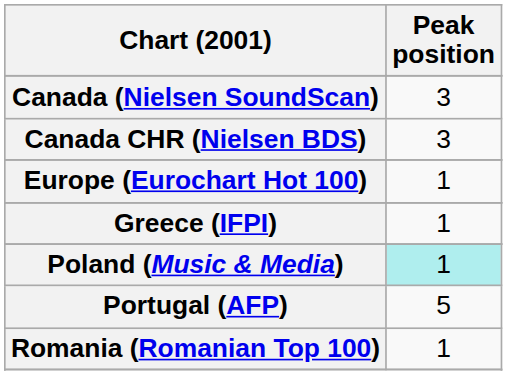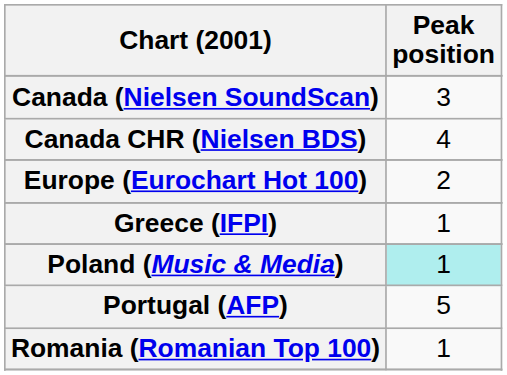(444, 138) 3 -> (444, 138) 4
(444, 180) 1 -> (444, 180) 2
